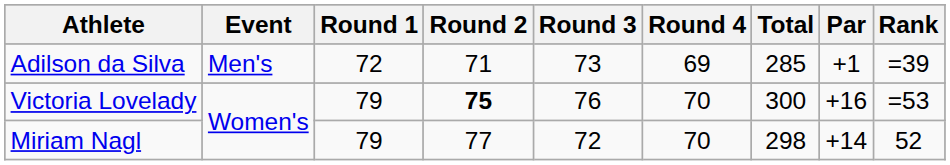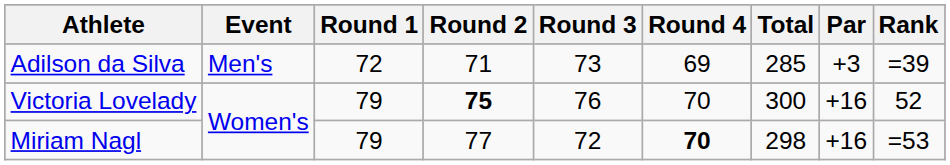(846, 63) +1 -> (846, 63) +3
(908, 102) =53 -> (908, 102) 52
(697, 141) normal -> (697, 141) bold
(846, 141) +14 -> (846, 141) +16
(908, 141) 52 -> (908, 141) =53
